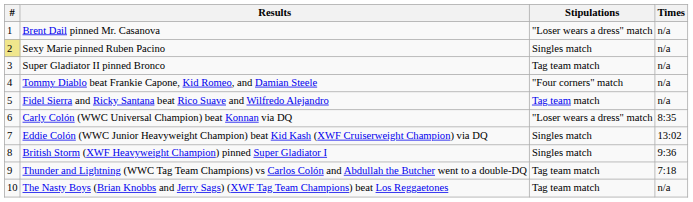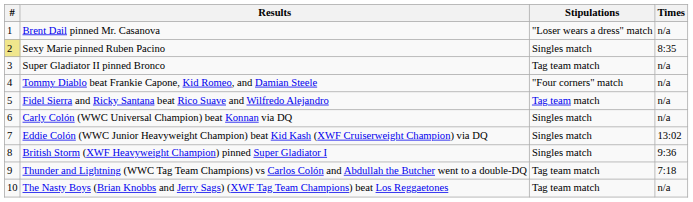(664, 47) n/a -> (667, 47) 8:35
(592, 117) "Loser wears a dress" match -> (562, 117) Singles match
(667, 117) 8:35 -> (664, 117) n/a
